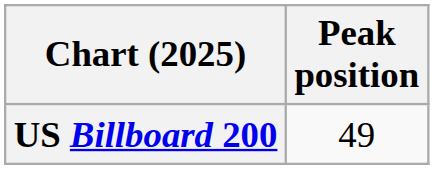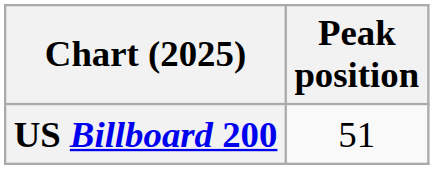(357, 133) 49 -> (357, 133) 51
